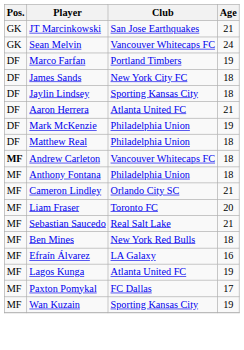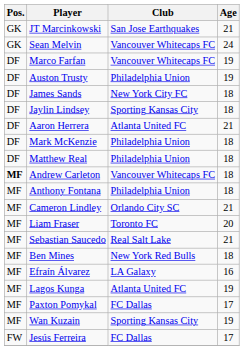(146, 61) Portland Timbers -> (163, 61) Vancouver Whitecaps FC
+ row: (58, 77)
(228, 126) 19 -> (228, 142) 18
+ row: (58, 337)
